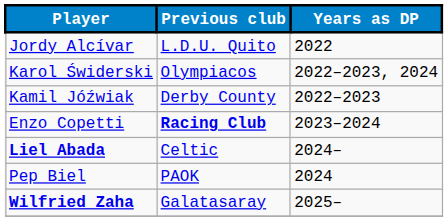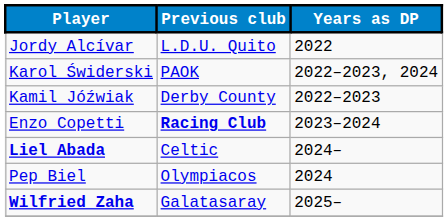(209, 72) Olympiacos -> (180, 72) PAOK
(180, 176) PAOK -> (209, 176) Olympiacos
